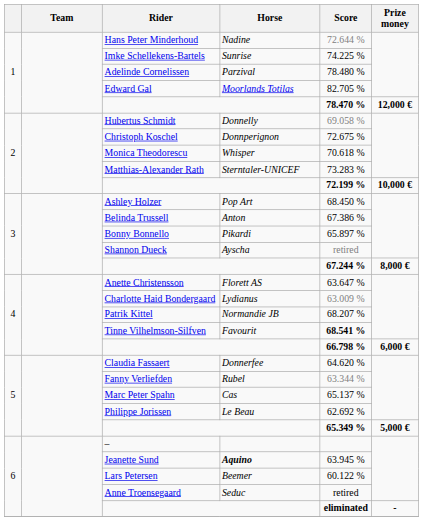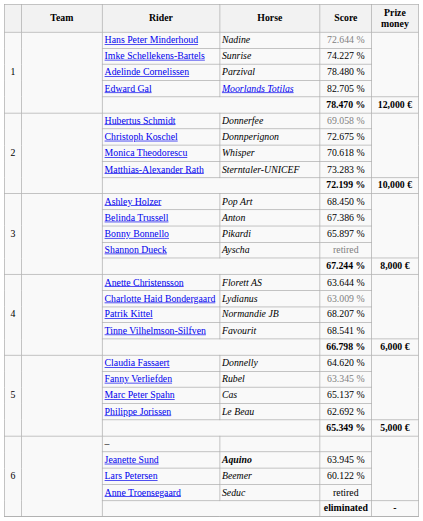(346, 56) 74.225 % -> (346, 56) 74.227 %
(240, 121) Donnelly -> (243, 121) Donnerfee
(346, 282) 63.647 % -> (346, 282) 63.644 %
(346, 331) bold -> (346, 331) normal
(243, 363) Donnerfee -> (240, 363) Donnelly
(346, 379) 63.344 % -> (346, 379) 63.345 %
